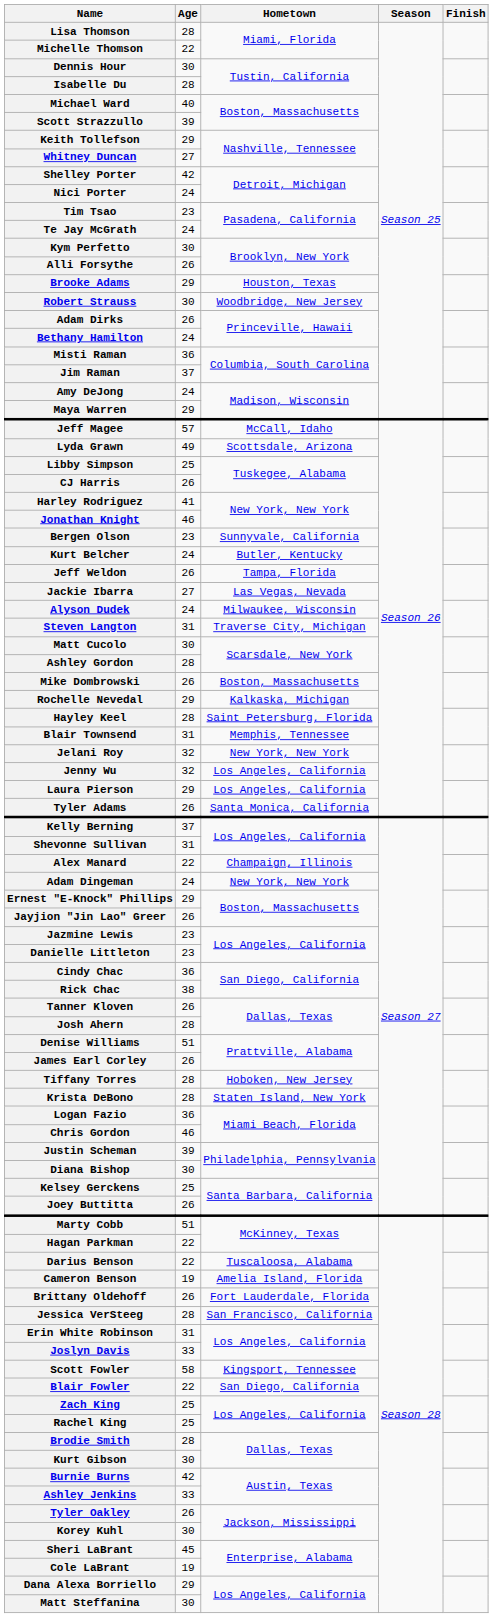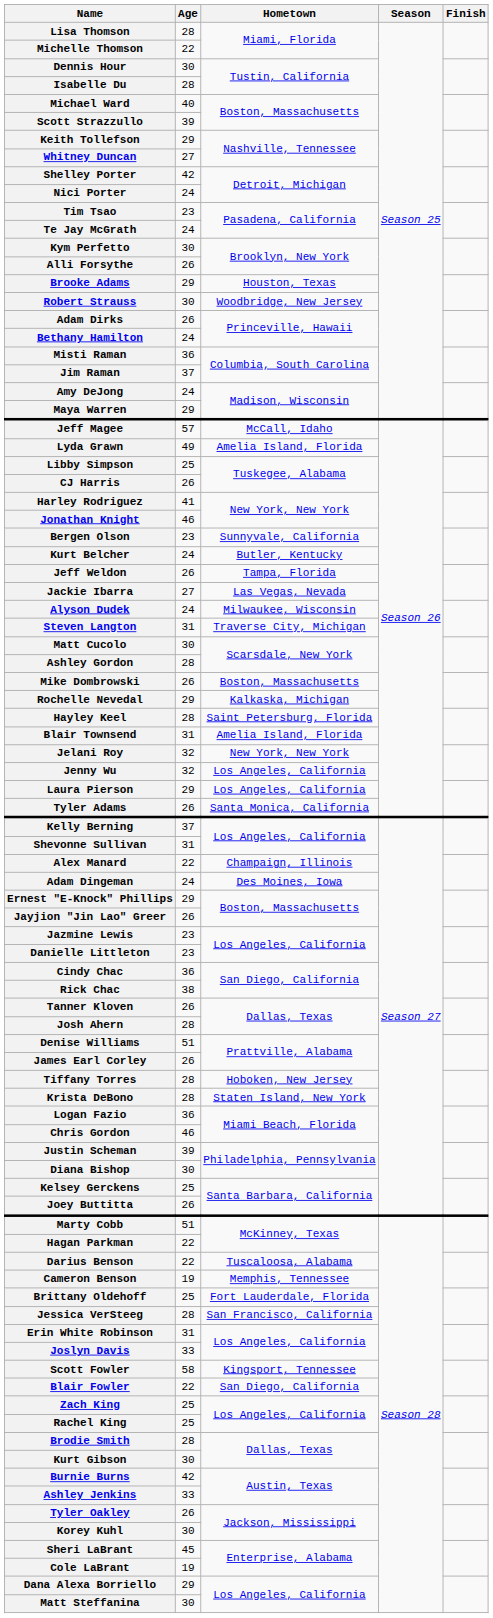(289, 447) Scottsdale, Arizona -> (289, 447) Amelia Island, Florida
(289, 736) Memphis, Tennessee -> (289, 736) Amelia Island, Florida
(289, 881) New York, New York -> (289, 881) Des Moines, Iowa
(289, 1279) Amelia Island, Florida -> (289, 1279) Memphis, Tennessee
(188, 1297) 26 -> (188, 1297) 25
